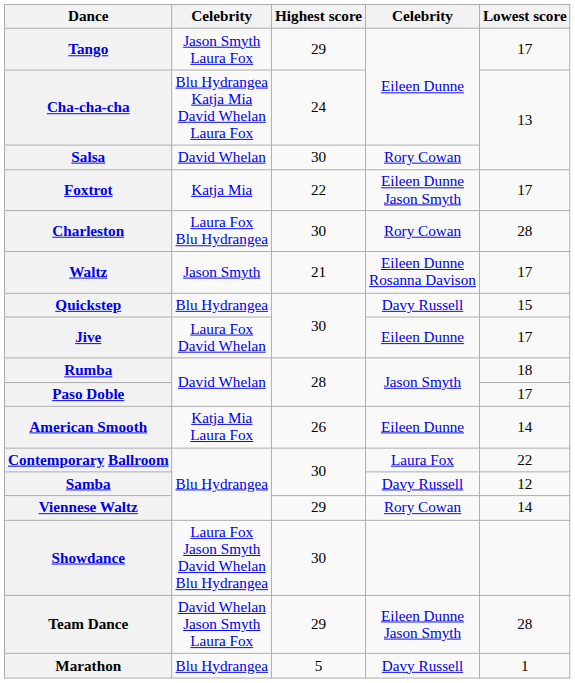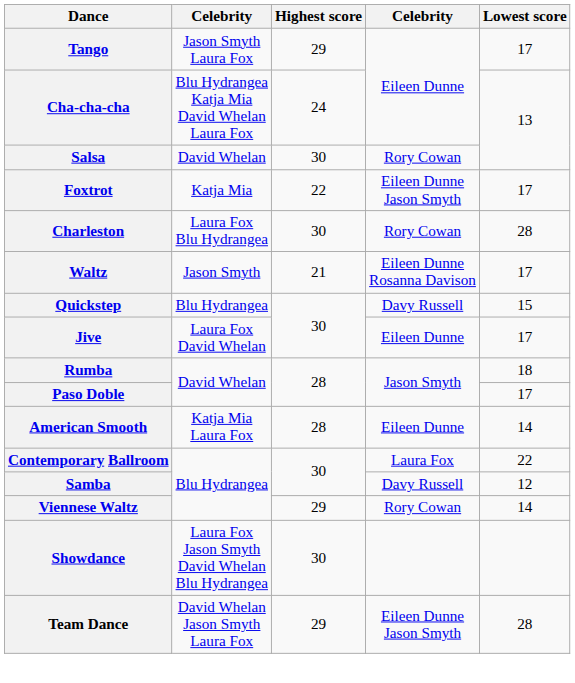(319, 427) 26 -> (319, 427) 28
- row: (88, 665)
